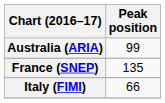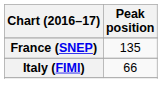- row: (55, 48)
